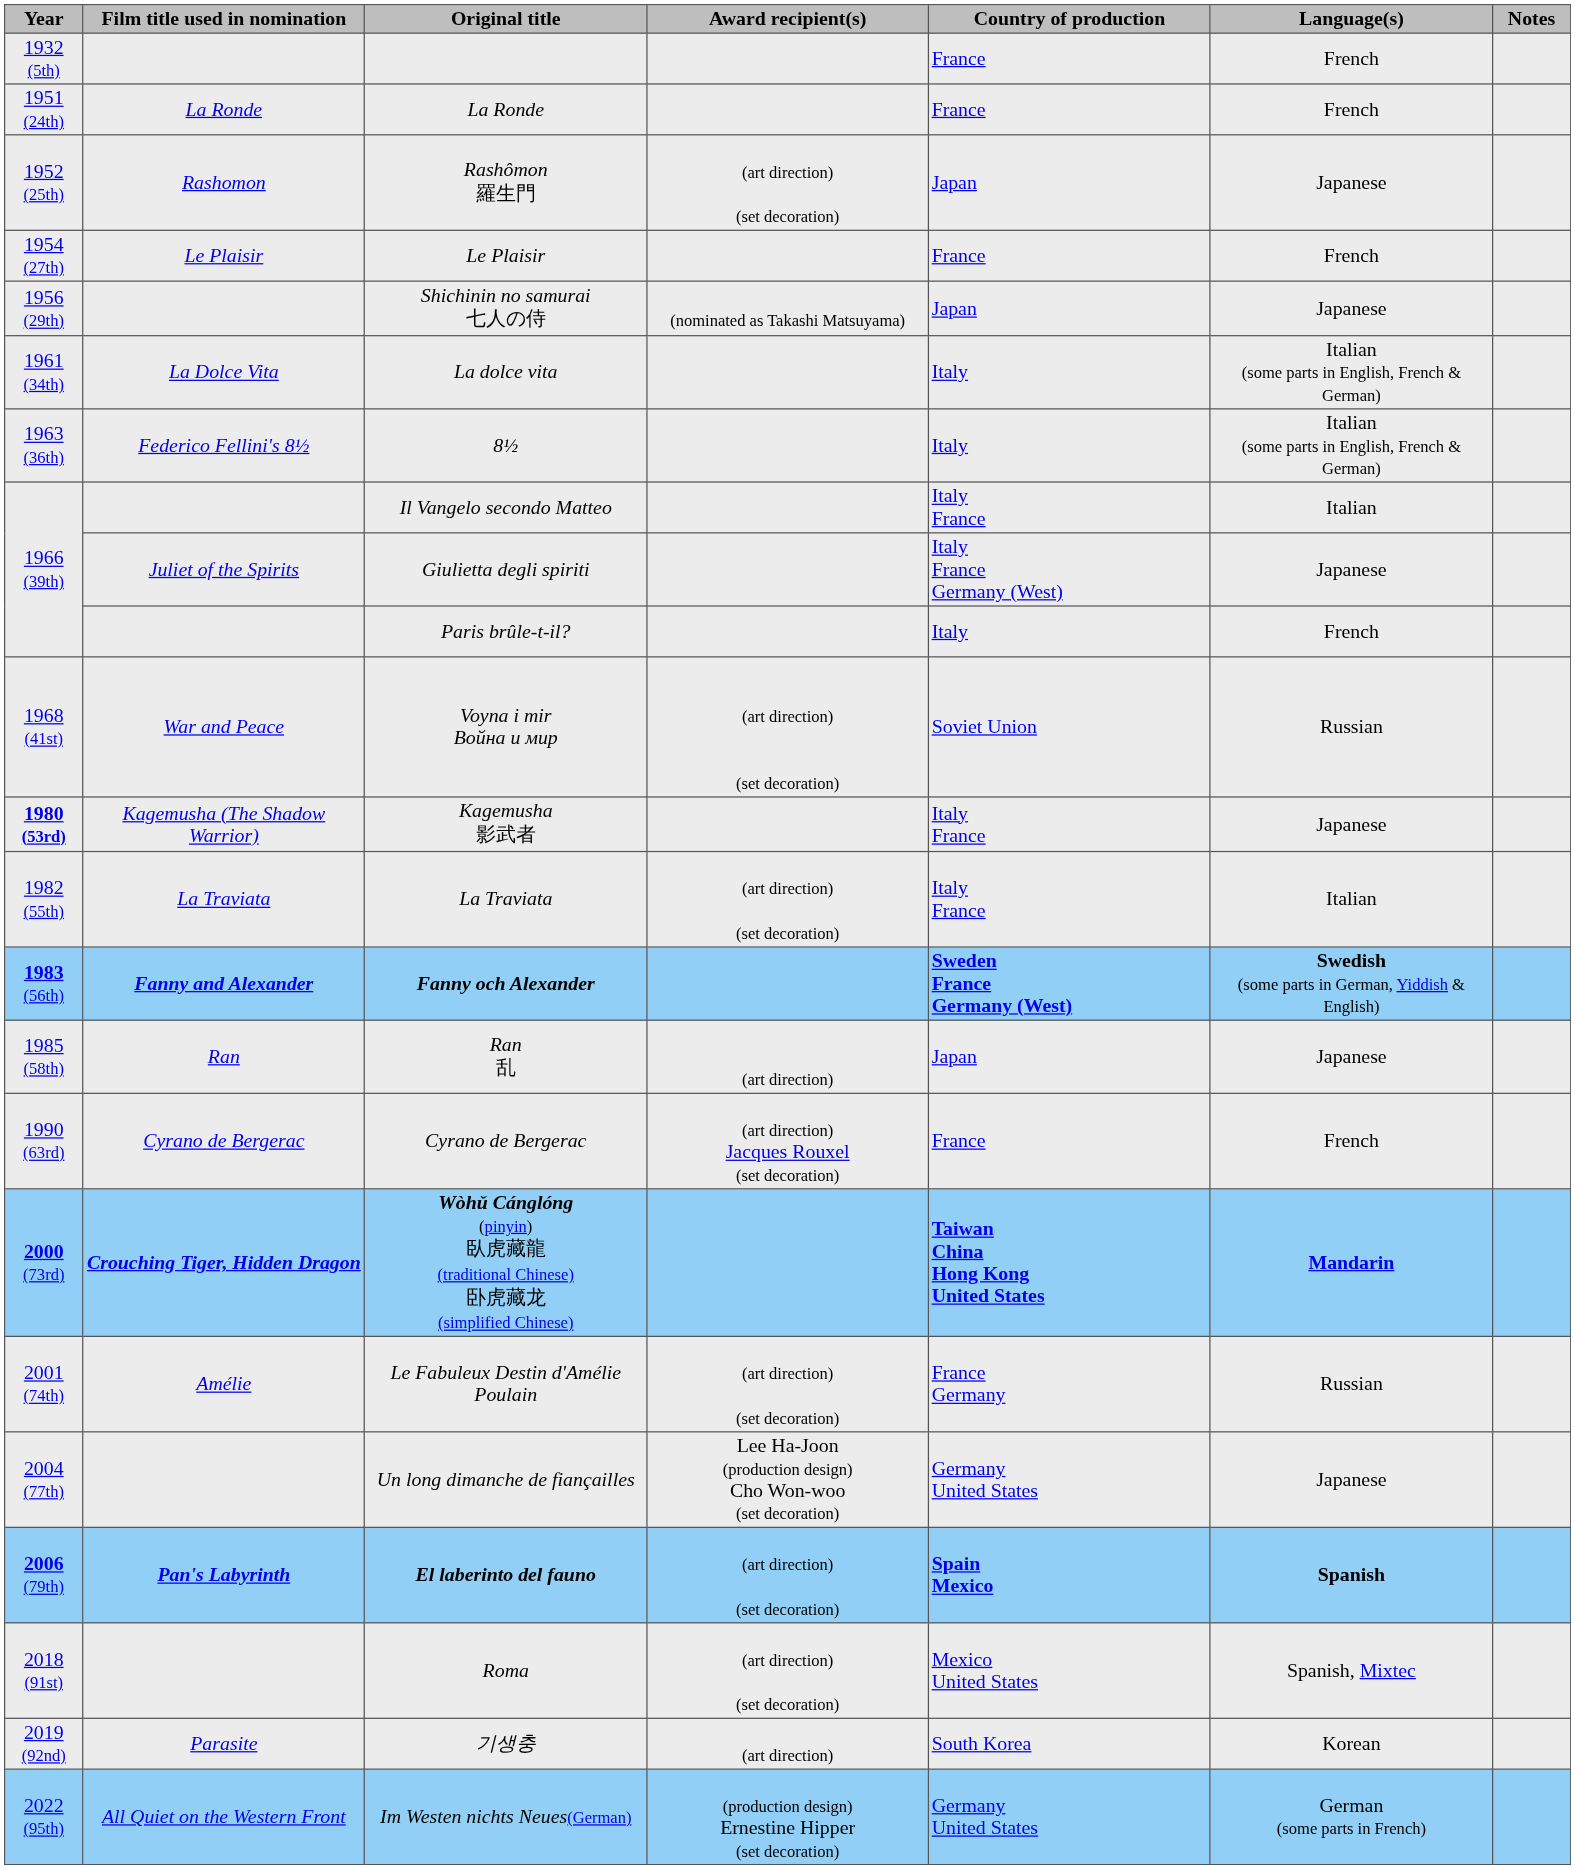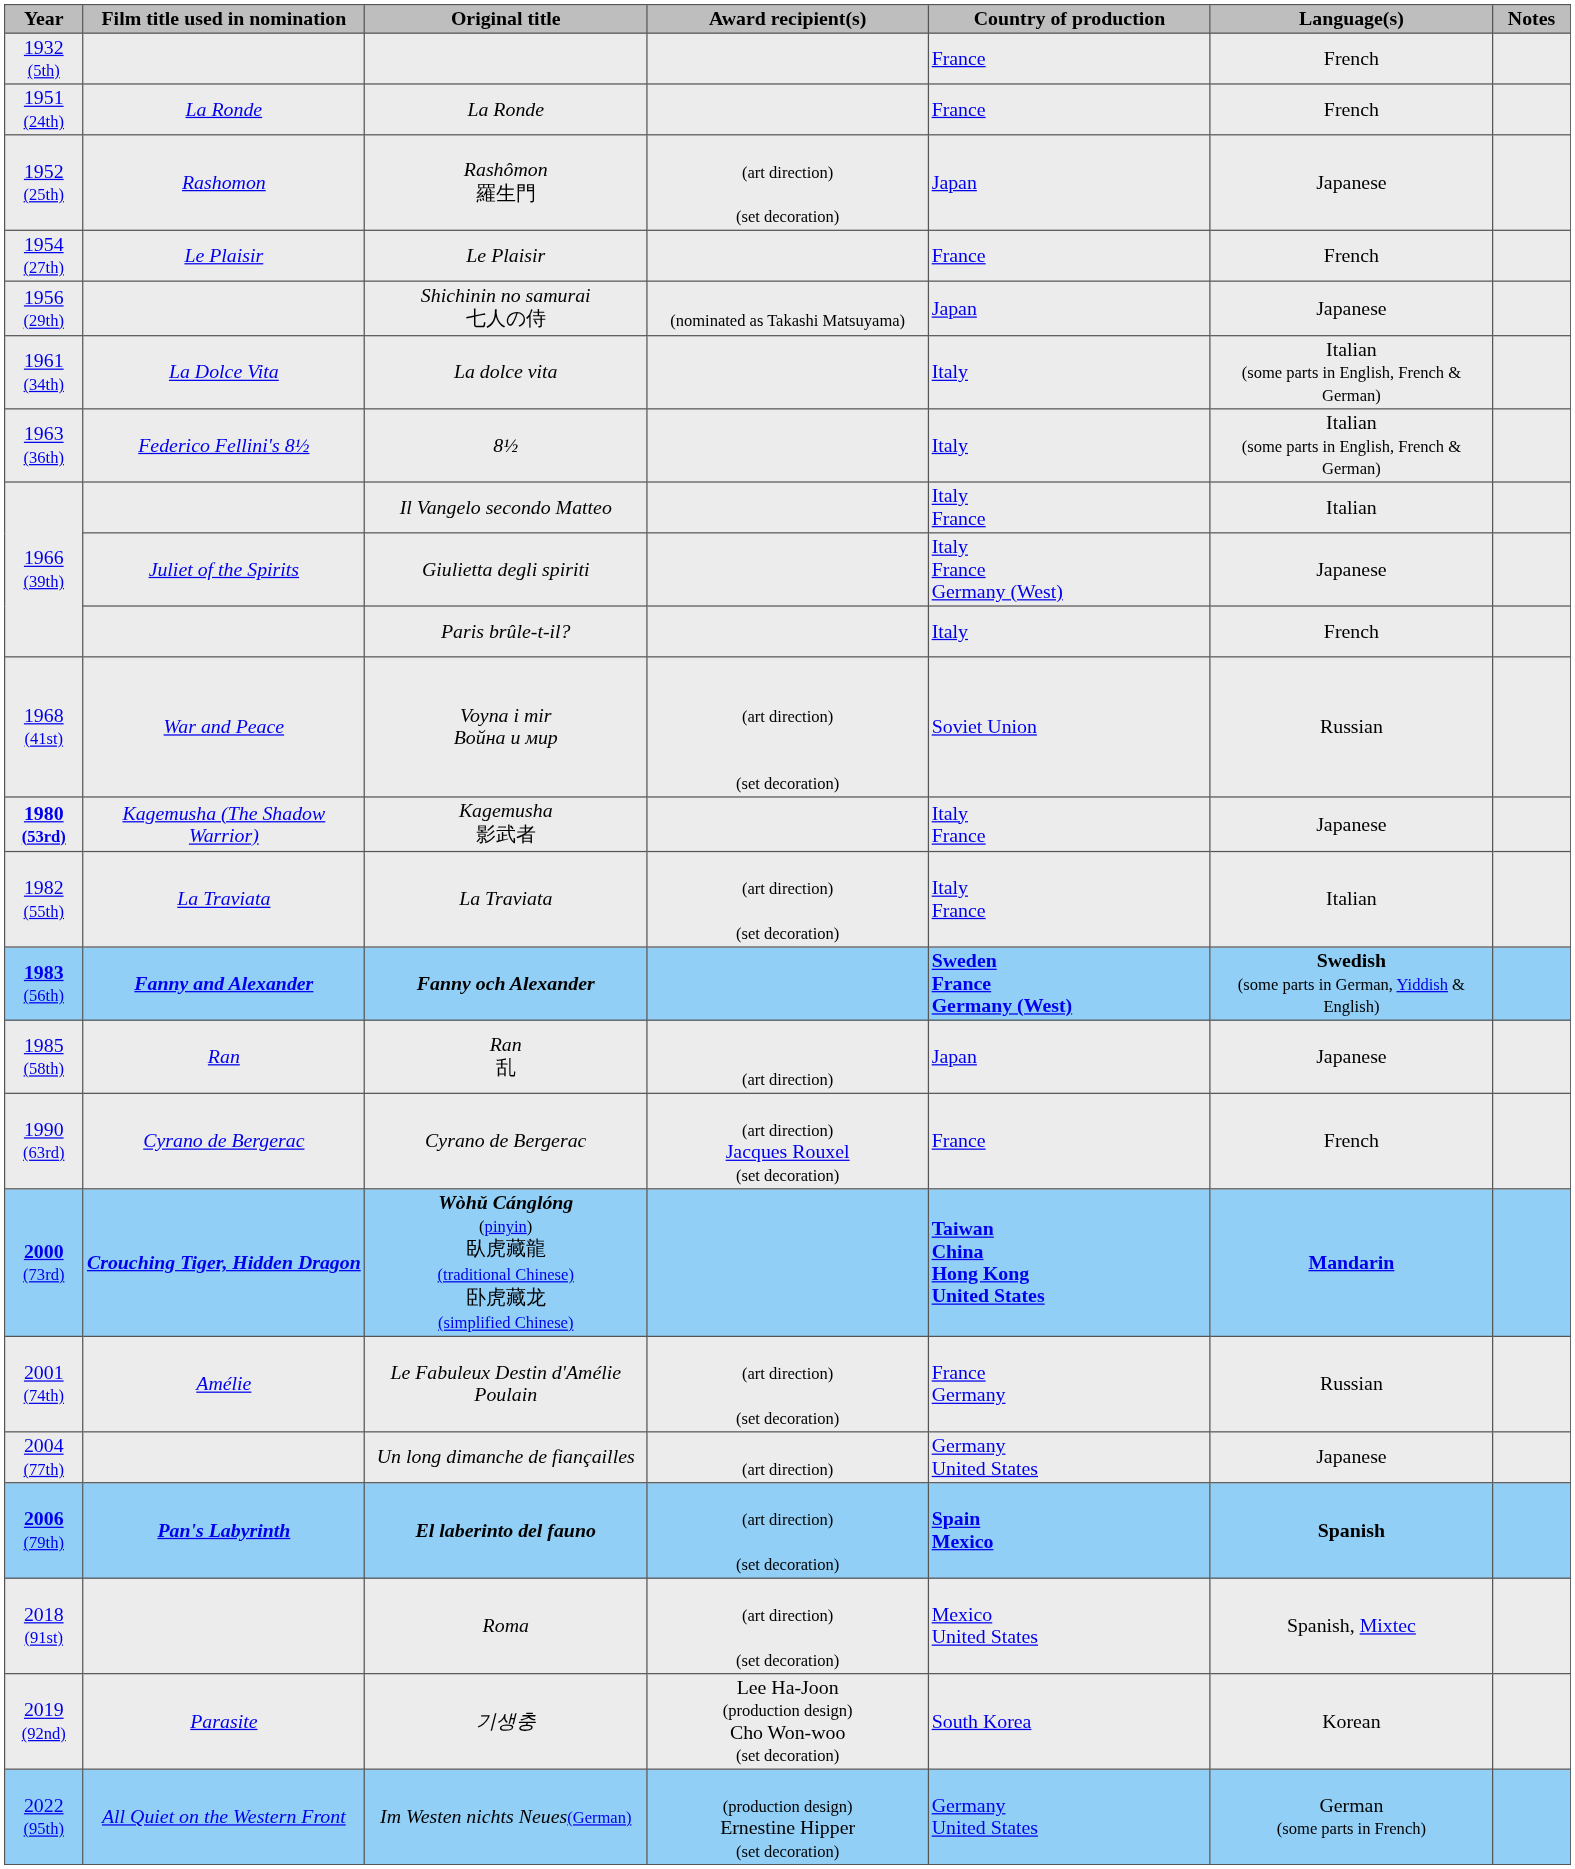(788, 1479) Lee Ha-Joon (production design) Cho Won-woo (set decoration) -> (788, 1469) (art direction)
(788, 1756) (art direction) -> (788, 1721) Lee Ha-Joon (production design) Cho Won-woo (set decoration)
